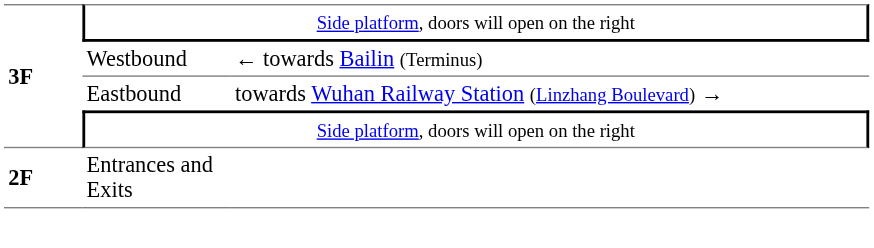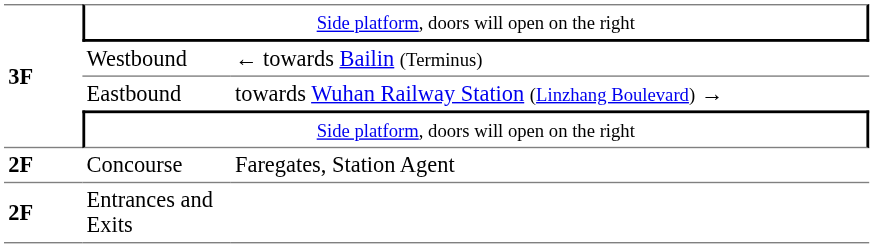+ row: (135, 164)
